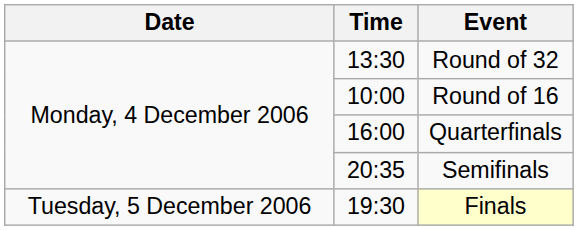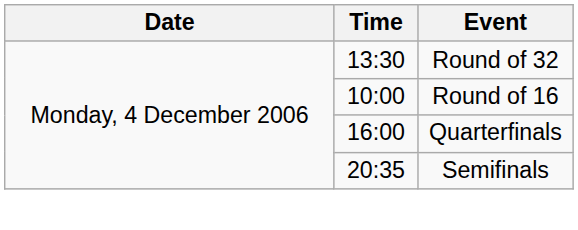- row: (495, 206)
